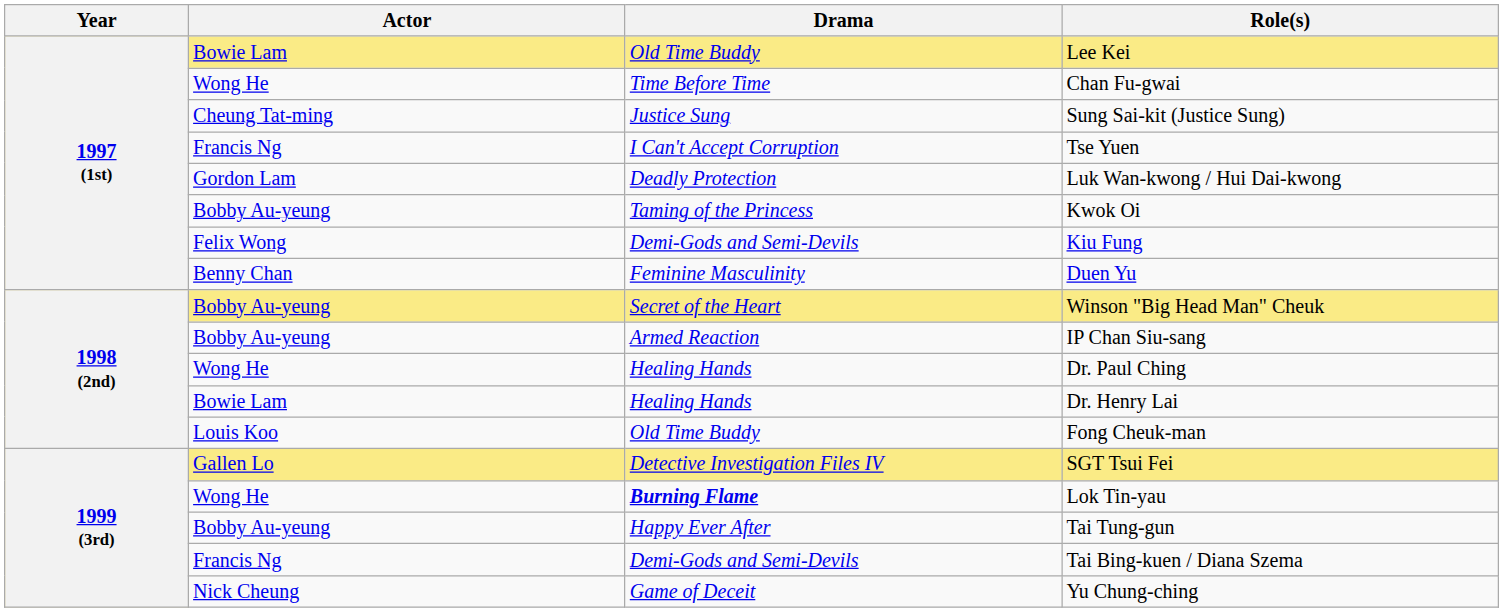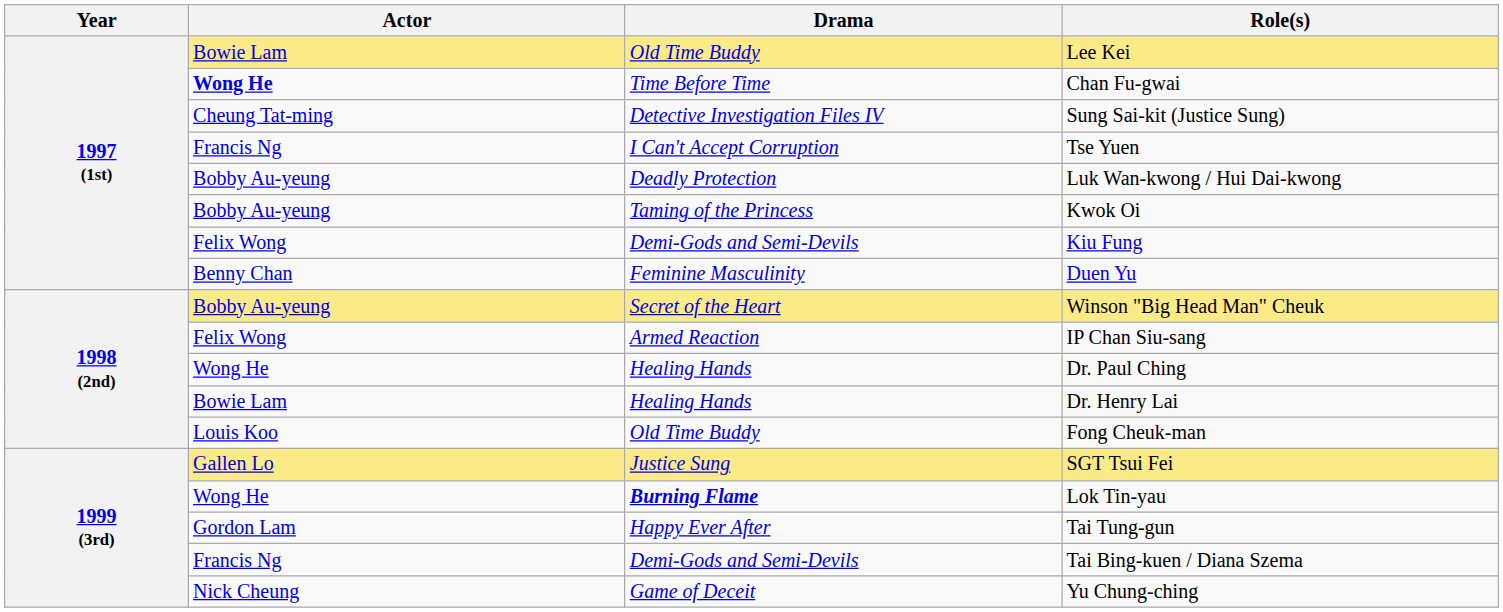(231, 83) normal -> (233, 83) bold
(680, 115) Justice Sung -> (757, 115) Detective Investigation Files IV
(244, 178) Gordon Lam -> (262, 178) Bobby Au-yeung
(262, 337) Bobby Au-yeung -> (240, 337) Felix Wong
(757, 464) Detective Investigation Files IV -> (680, 464) Justice Sung
(262, 527) Bobby Au-yeung -> (244, 527) Gordon Lam
